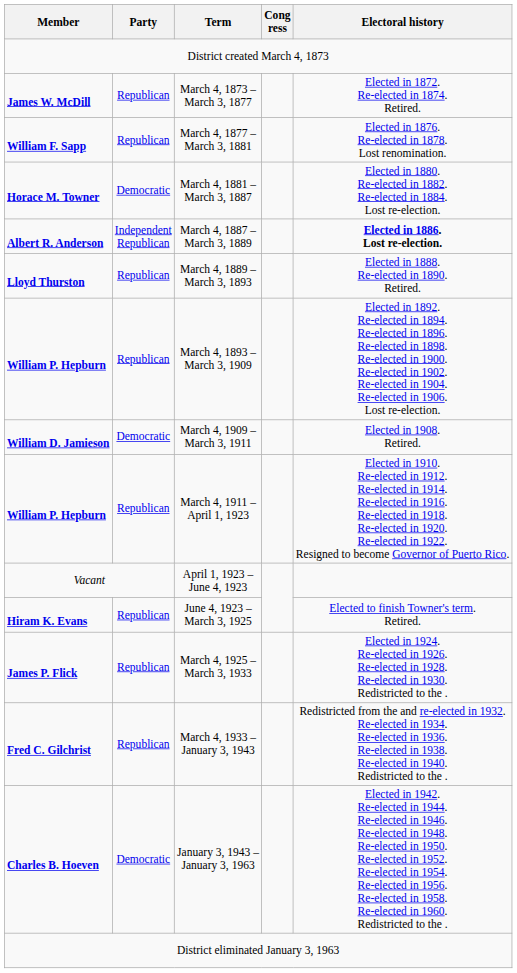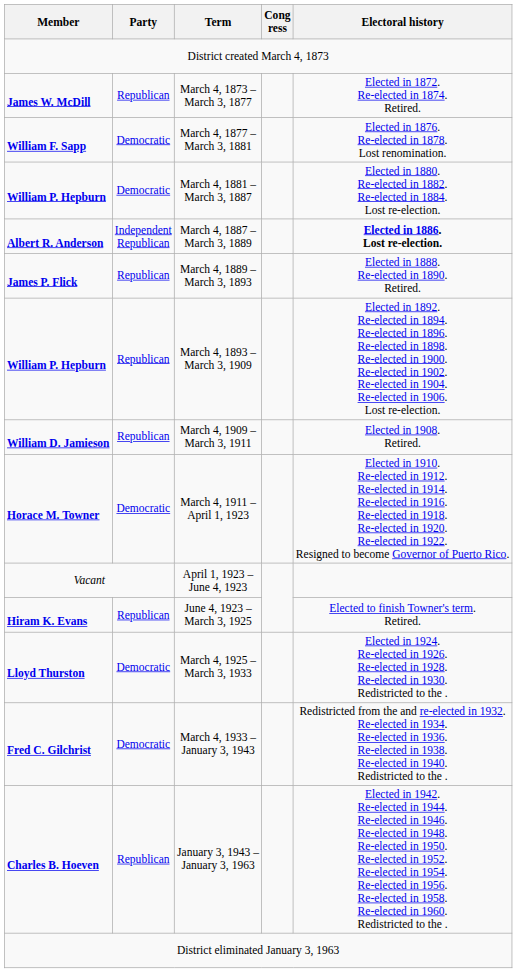(143, 139) Republican -> (143, 139) Democratic
(53, 197) Horace M. Towner -> (56, 197) William P. Hepburn
(46, 282) Lloyd Thurston -> (42, 282) James P. Flick
(143, 437) Democratic -> (143, 437) Republican
(56, 515) William P. Hepburn -> (53, 515) Horace M. Towner
(143, 508) Republican -> (143, 508) Democratic
(42, 674) James P. Flick -> (46, 674) Lloyd Thurston
(143, 667) Republican -> (143, 667) Democratic
(143, 744) Republican -> (143, 744) Democratic
(143, 859) Democratic -> (143, 859) Republican
